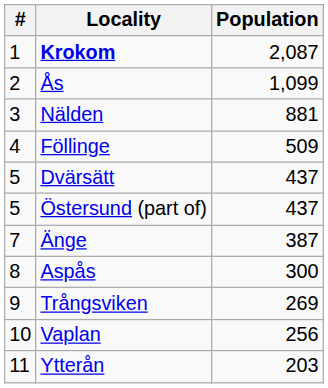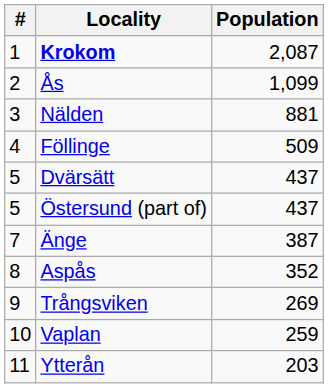(302, 271) 300 -> (302, 271) 352
(302, 334) 256 -> (302, 334) 259
